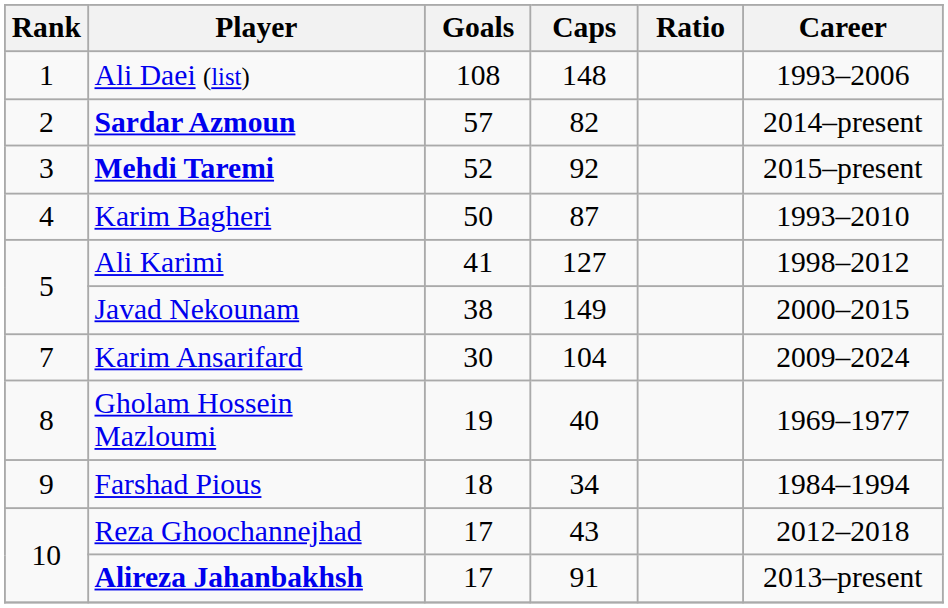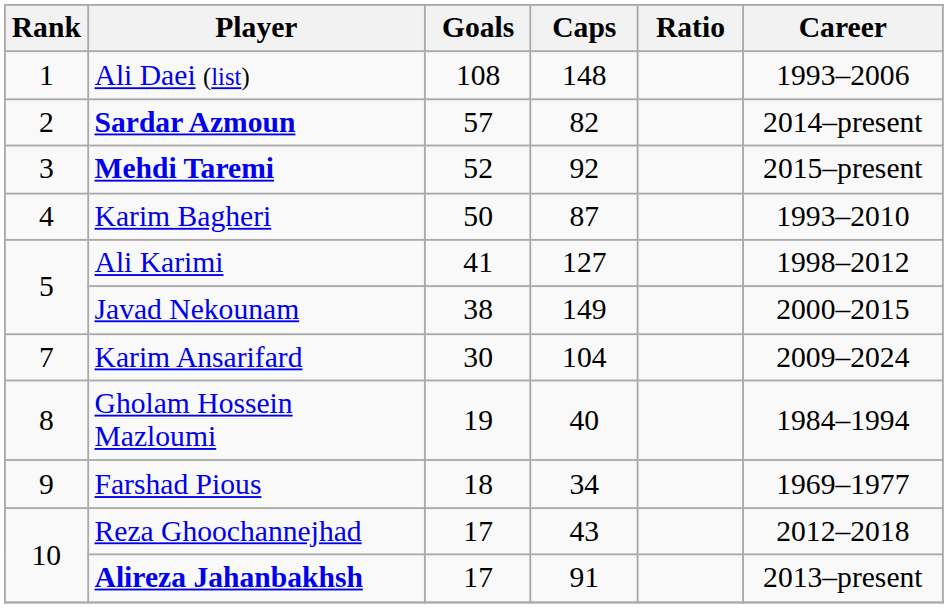(843, 420) 1969–1977 -> (843, 420) 1984–1994
(843, 483) 1984–1994 -> (843, 483) 1969–1977
